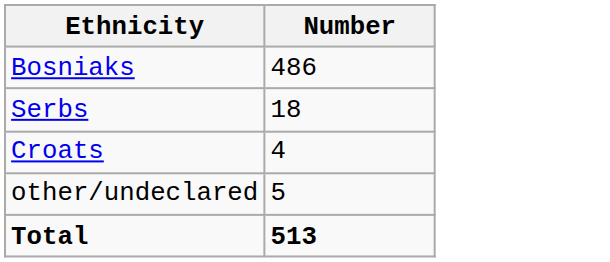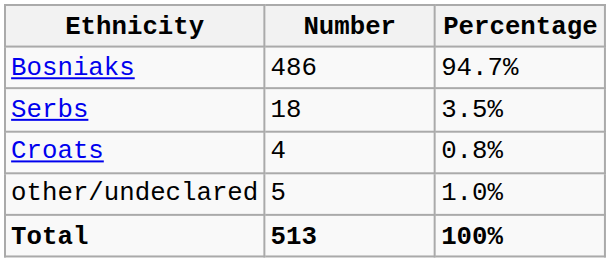+ column: (520, 26)
